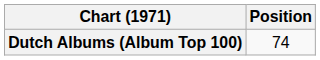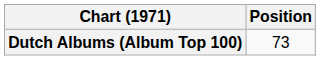(281, 42) 74 -> (281, 42) 73
